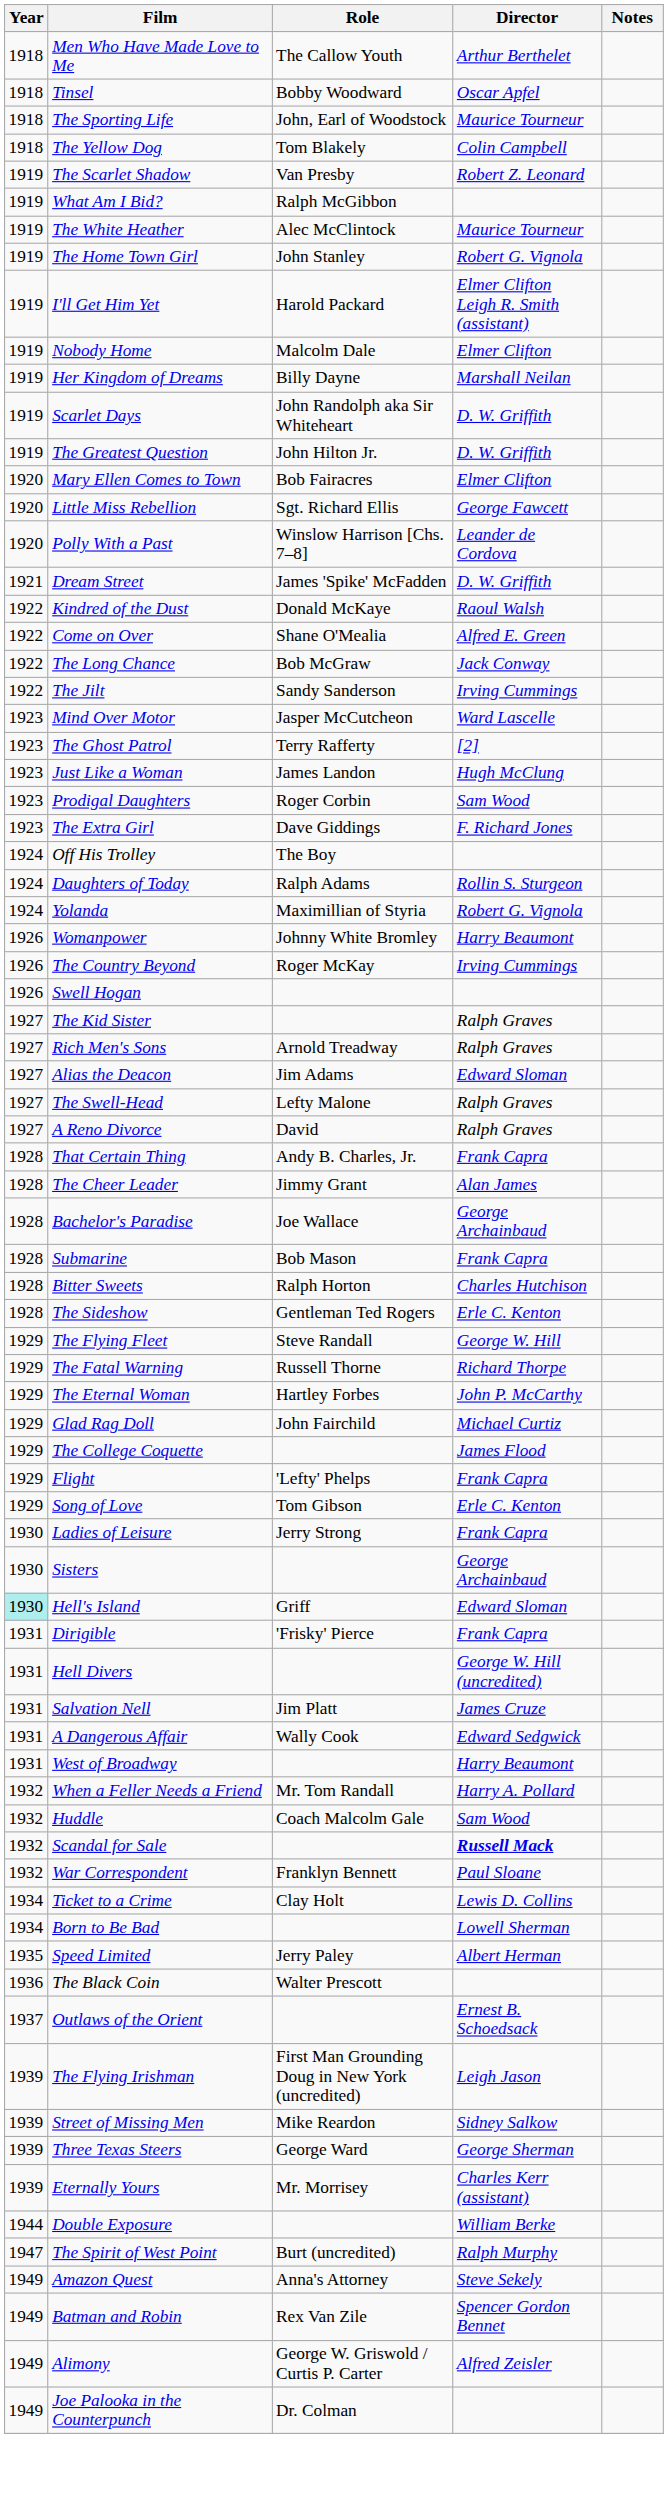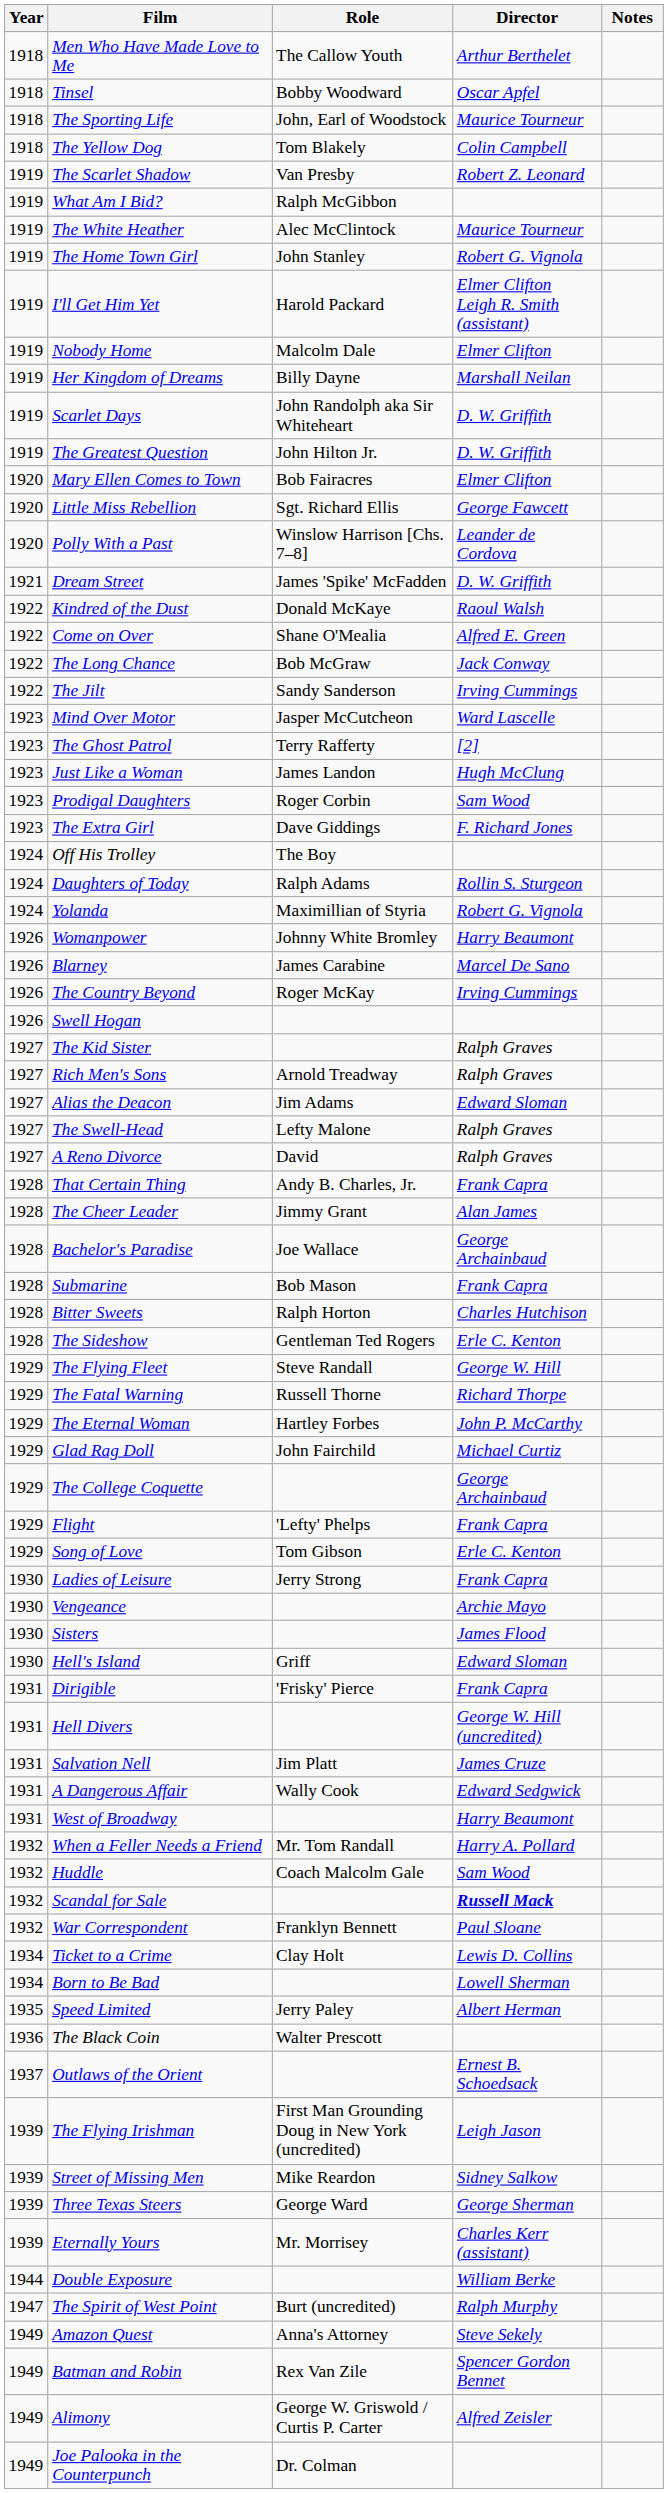+ row: (79, 964)
(501, 1450) James Flood -> (502, 1487) George Archainbaud
+ row: (89, 1606)
(502, 1569) George Archainbaud -> (501, 1634) James Flood
(26, 1606) paleturquoise background -> (26, 1661) no background
